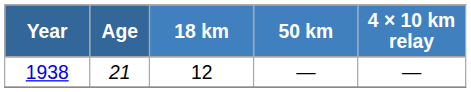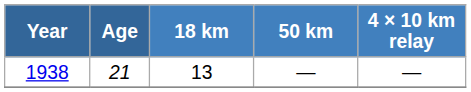(202, 72) 12 -> (202, 72) 13
